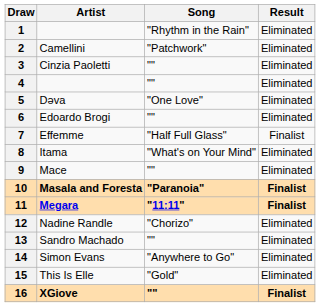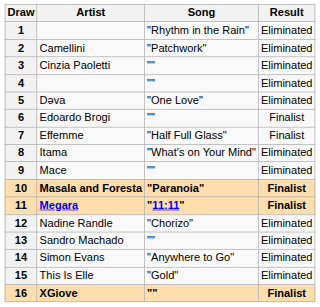(287, 118) Eliminated -> (287, 118) Finalist
